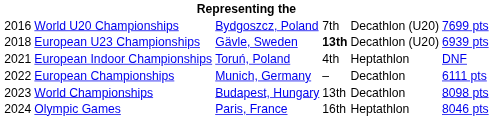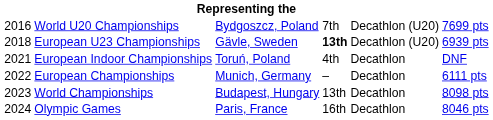(380, 59) Heptathlon -> (378, 59) Decathlon
(380, 109) Heptathlon -> (378, 109) Decathlon
